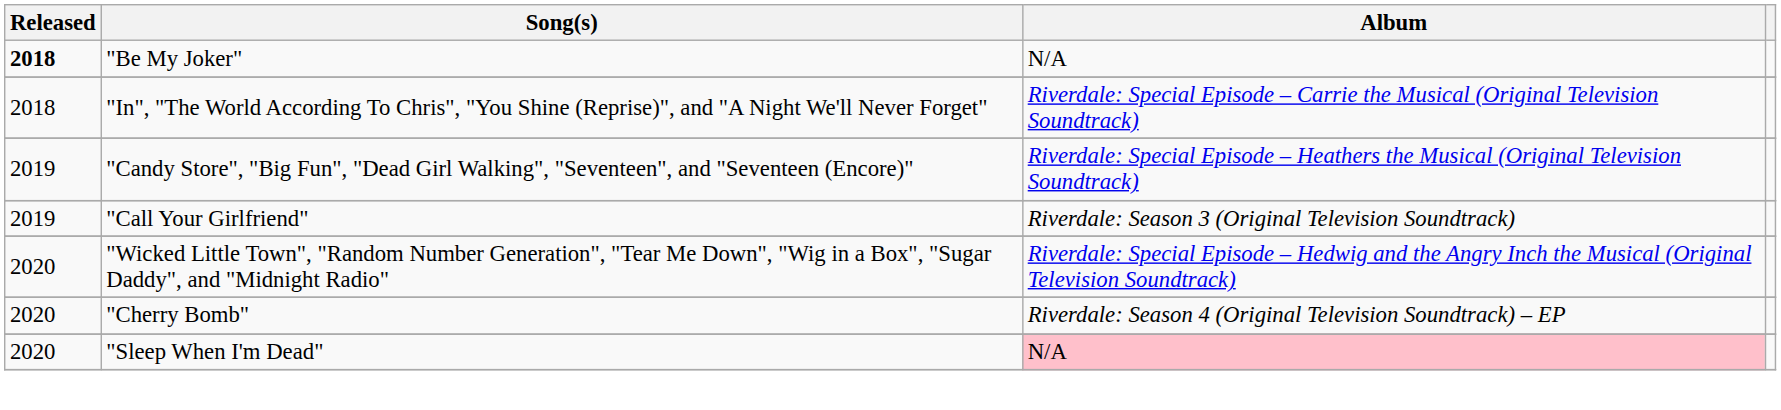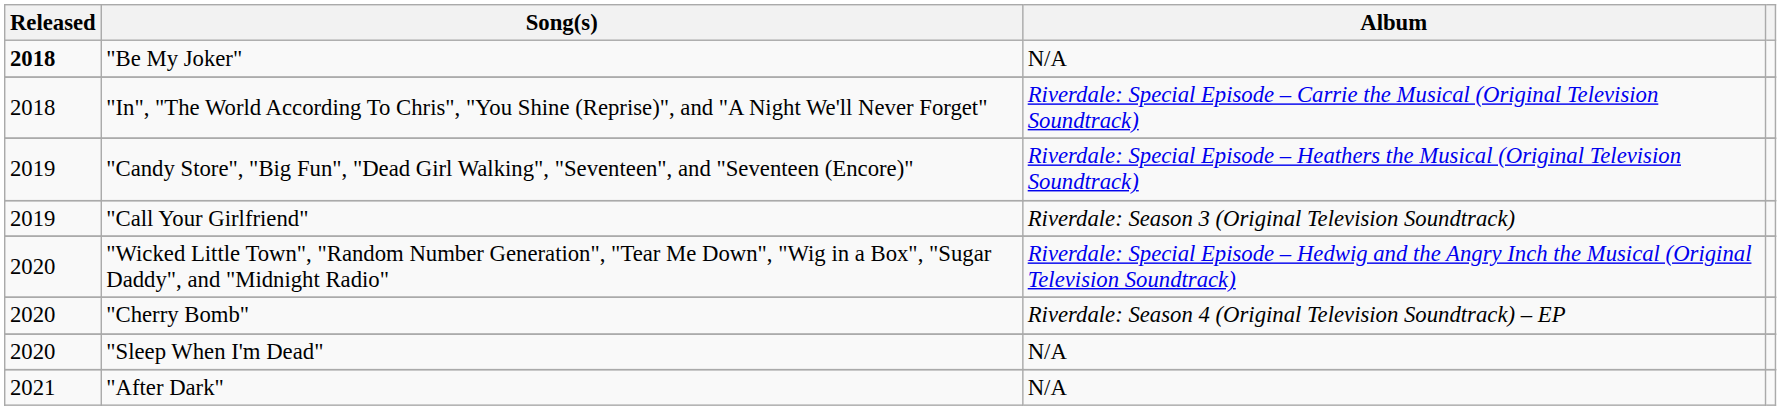(1047, 351) pink background -> (1047, 351) no background
+ row: (165, 387)
